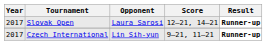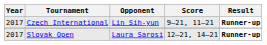rows swapped: (50, 22) <-> (67, 34)
